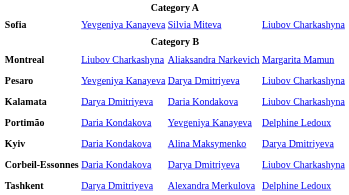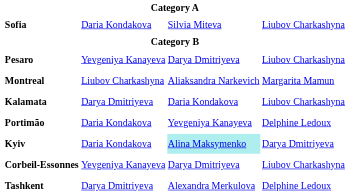(123, 24) Yevgeniya Kanayeva -> (116, 24) Daria Kondakova
rows swapped: (25, 59) <-> (19, 80)
(207, 144) no background -> (207, 144) paleturquoise background
(116, 165) Daria Kondakova -> (123, 165) Yevgeniya Kanayeva
